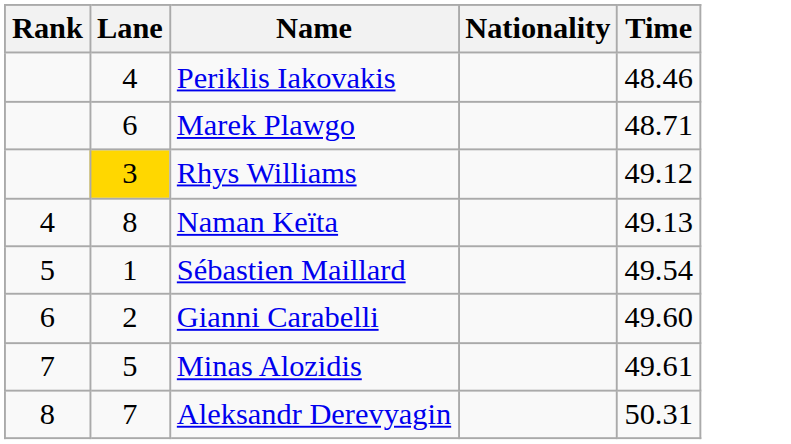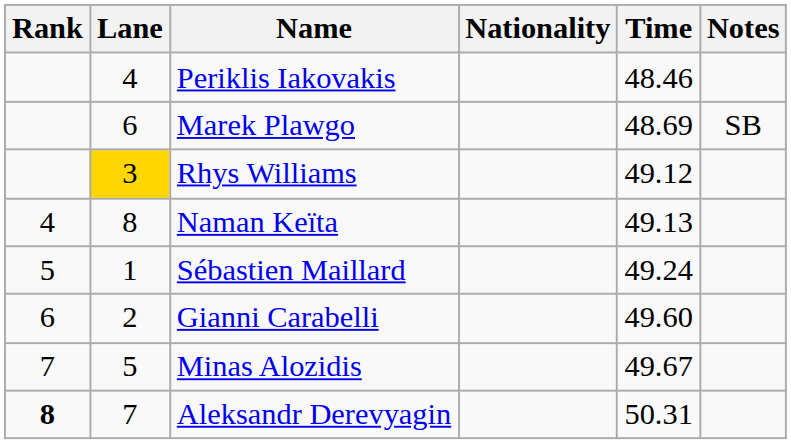+ column: (743, 28)
(659, 125) 48.71 -> (659, 125) 48.69
(659, 269) 49.54 -> (659, 269) 49.24
(659, 366) 49.61 -> (659, 366) 49.67
(47, 414) normal -> (47, 414) bold
